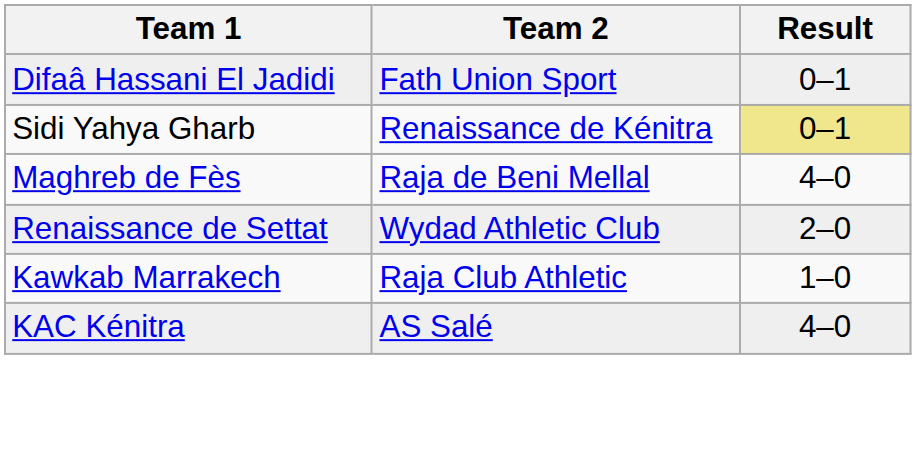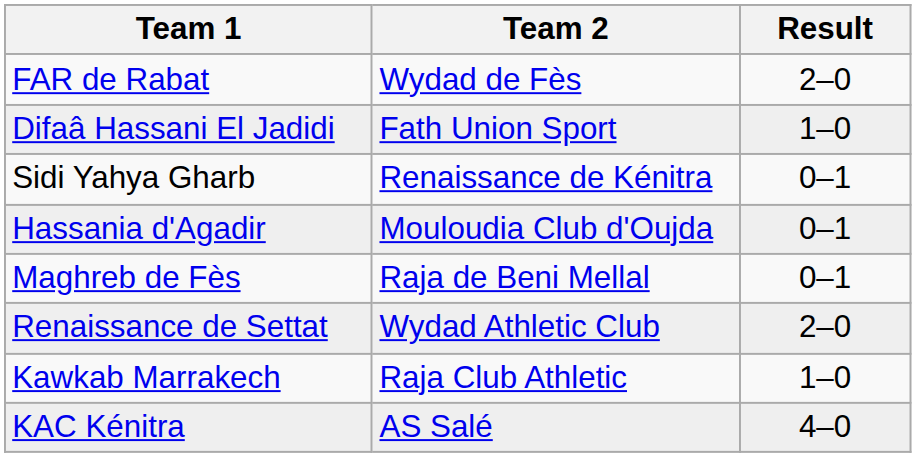+ row: (111, 79)
(825, 79) 0–1 -> (825, 128) 1–0
(825, 128) khaki background -> (825, 178) no background
+ row: (139, 228)
(825, 178) 4–0 -> (825, 278) 0–1
